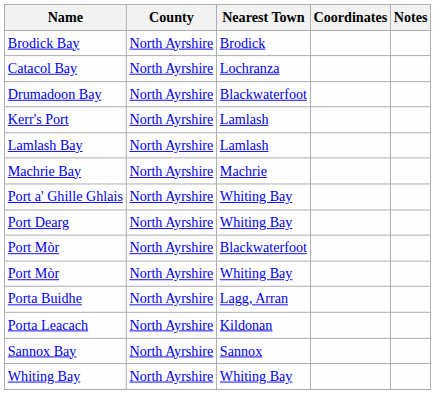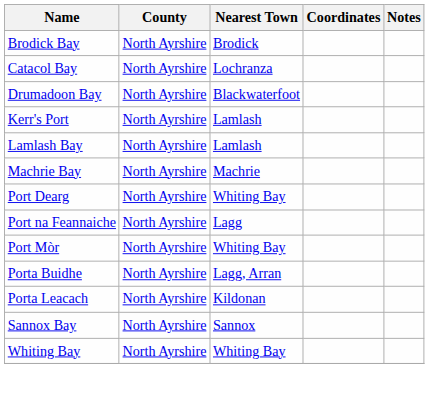- row: (65, 196)
+ row: (62, 222)
- row: (33, 248)
